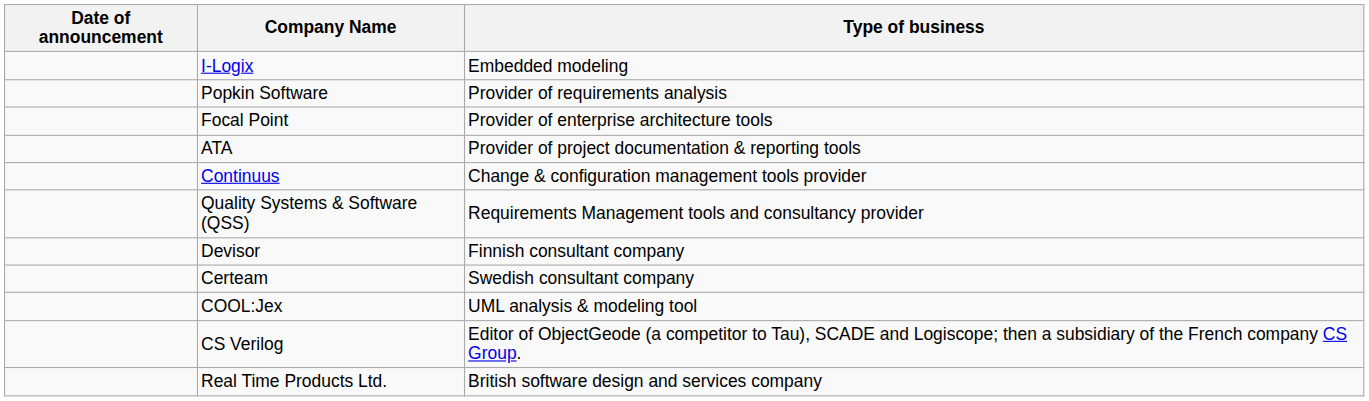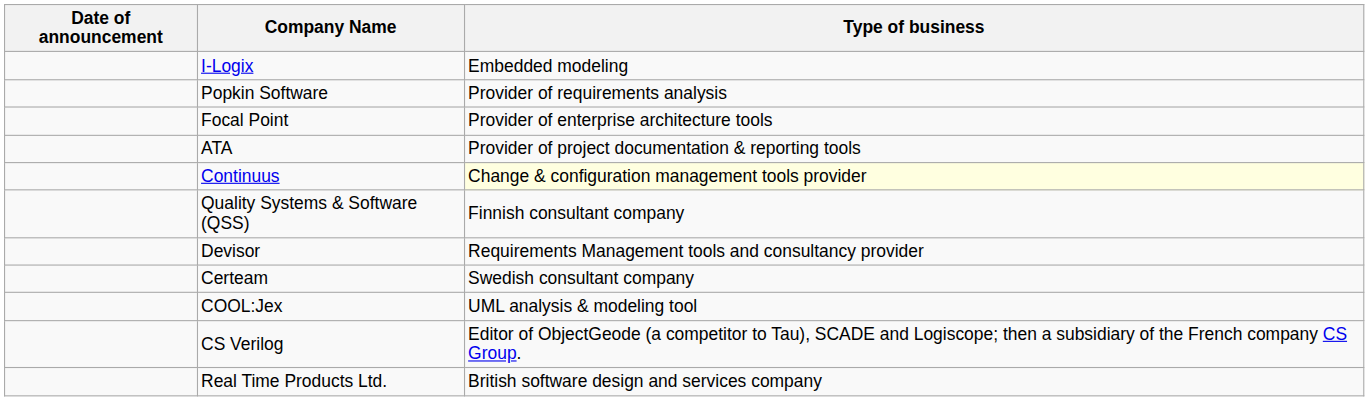(667, 176) no background -> (667, 176) lightyellow background
(696, 213) Requirements Management tools and consultancy provider -> (576, 213) Finnish consultant company
(576, 251) Finnish consultant company -> (696, 251) Requirements Management tools and consultancy provider
